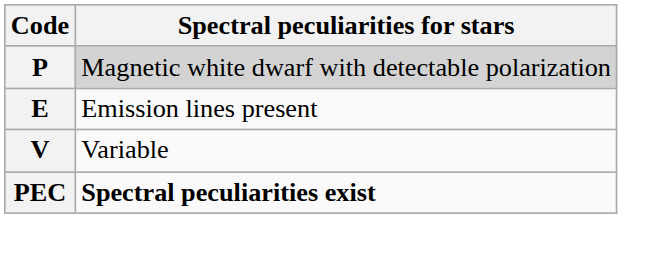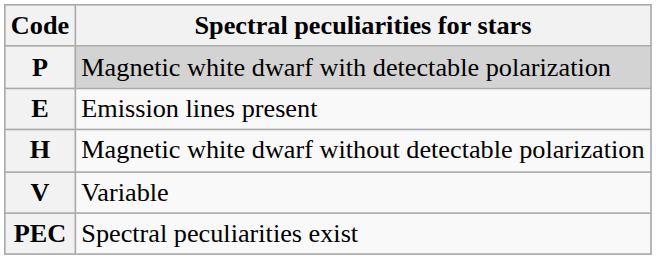+ row: (40, 150)
(228, 191) bold -> (220, 233) normal
